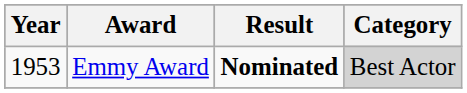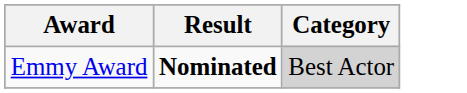- column: (36, 25)
